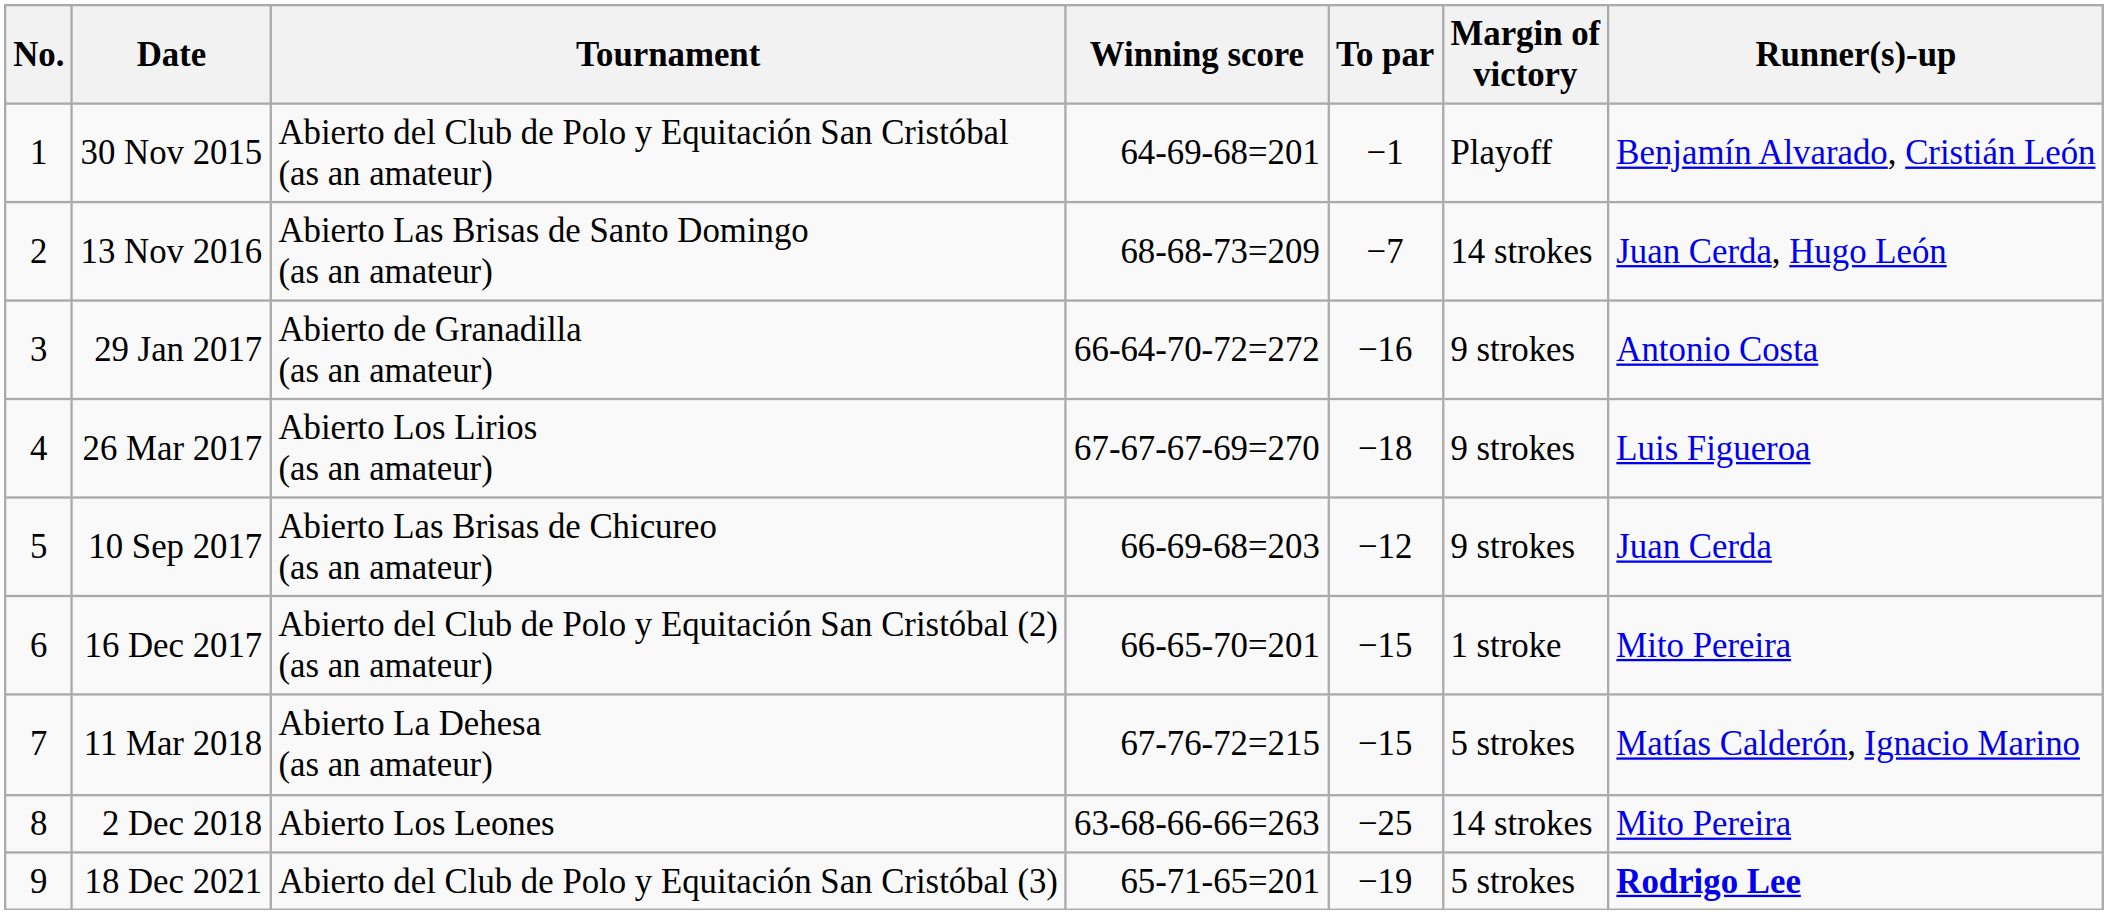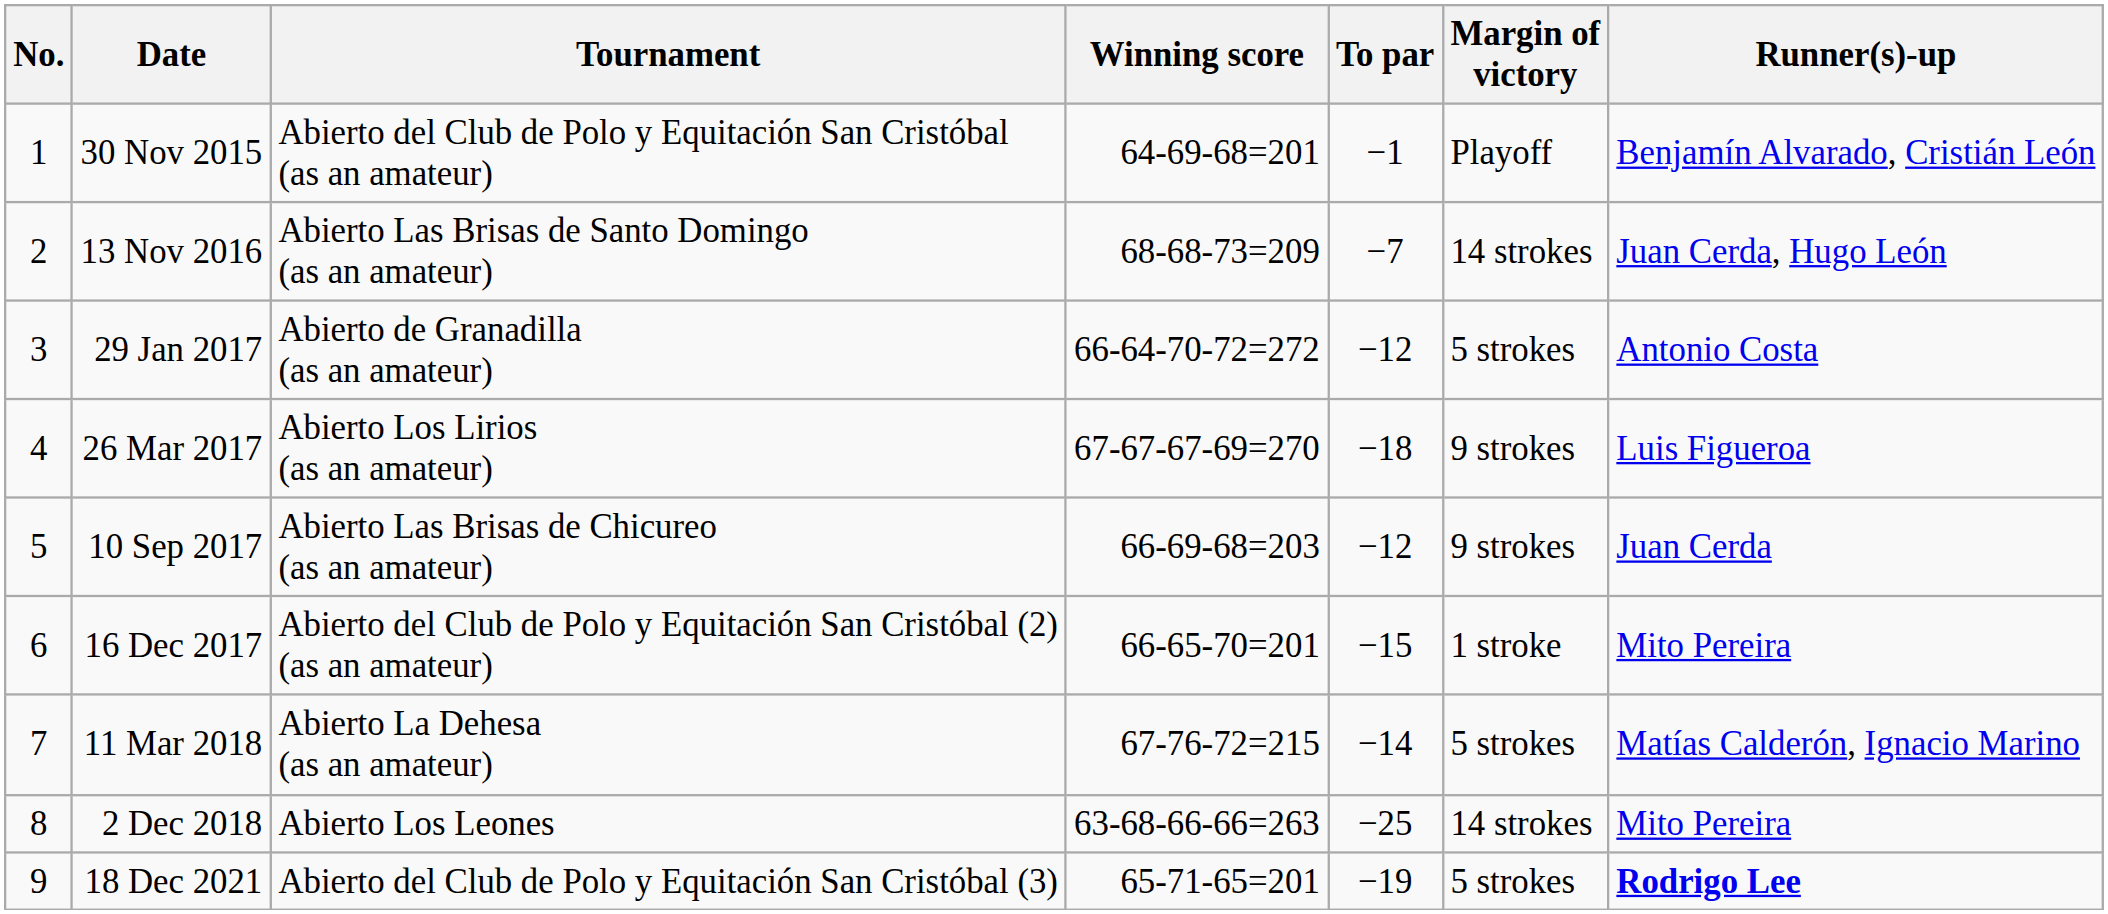(1385, 349) −16 -> (1385, 349) −12
(1513, 349) 9 strokes -> (1513, 349) 5 strokes
(1385, 744) −15 -> (1385, 744) −14
